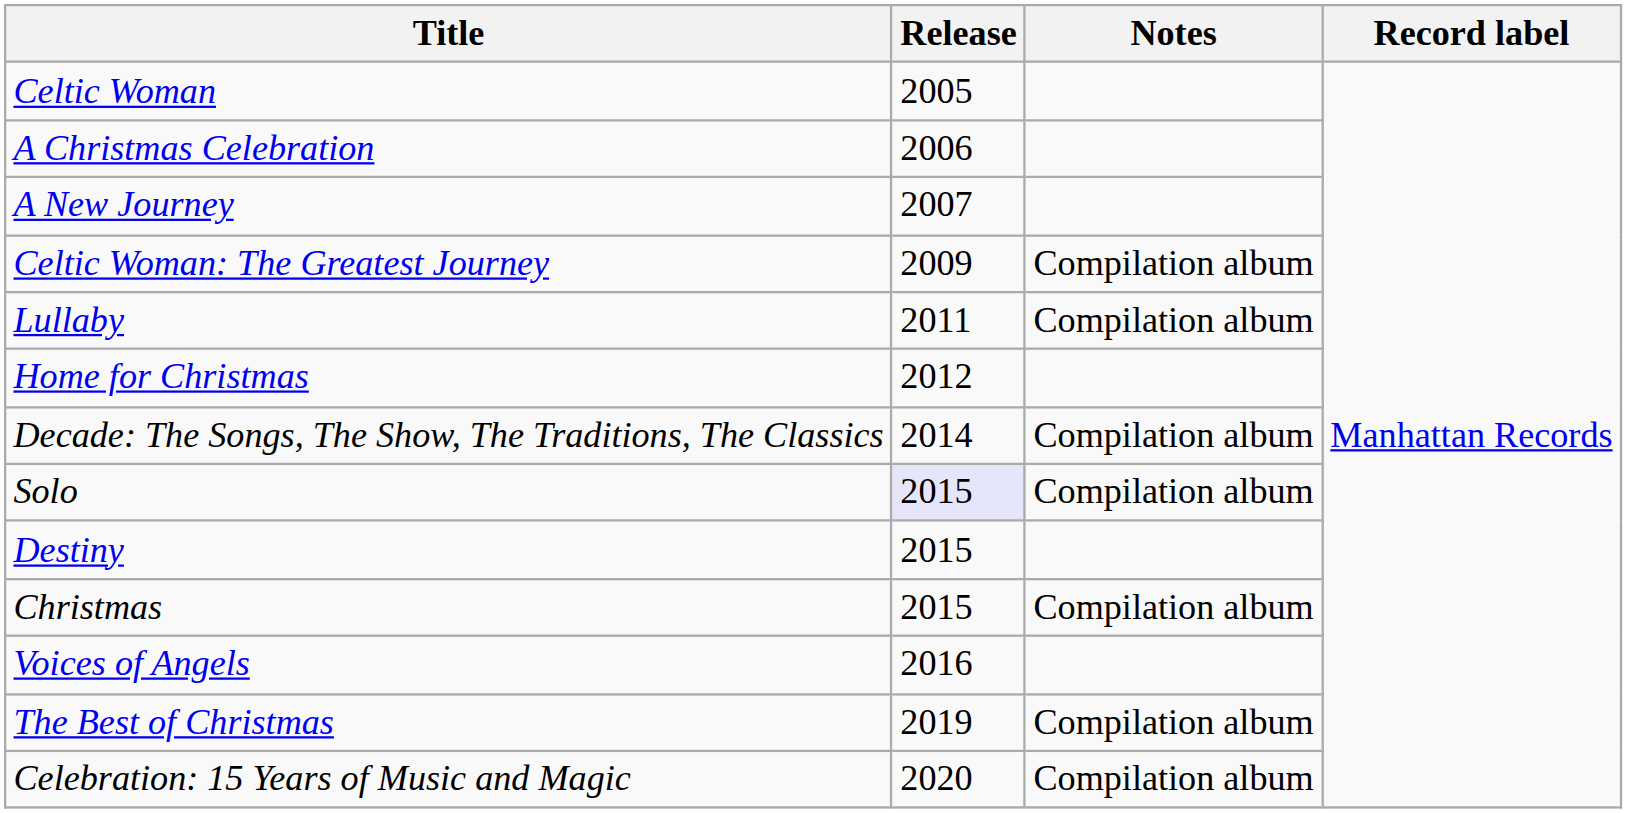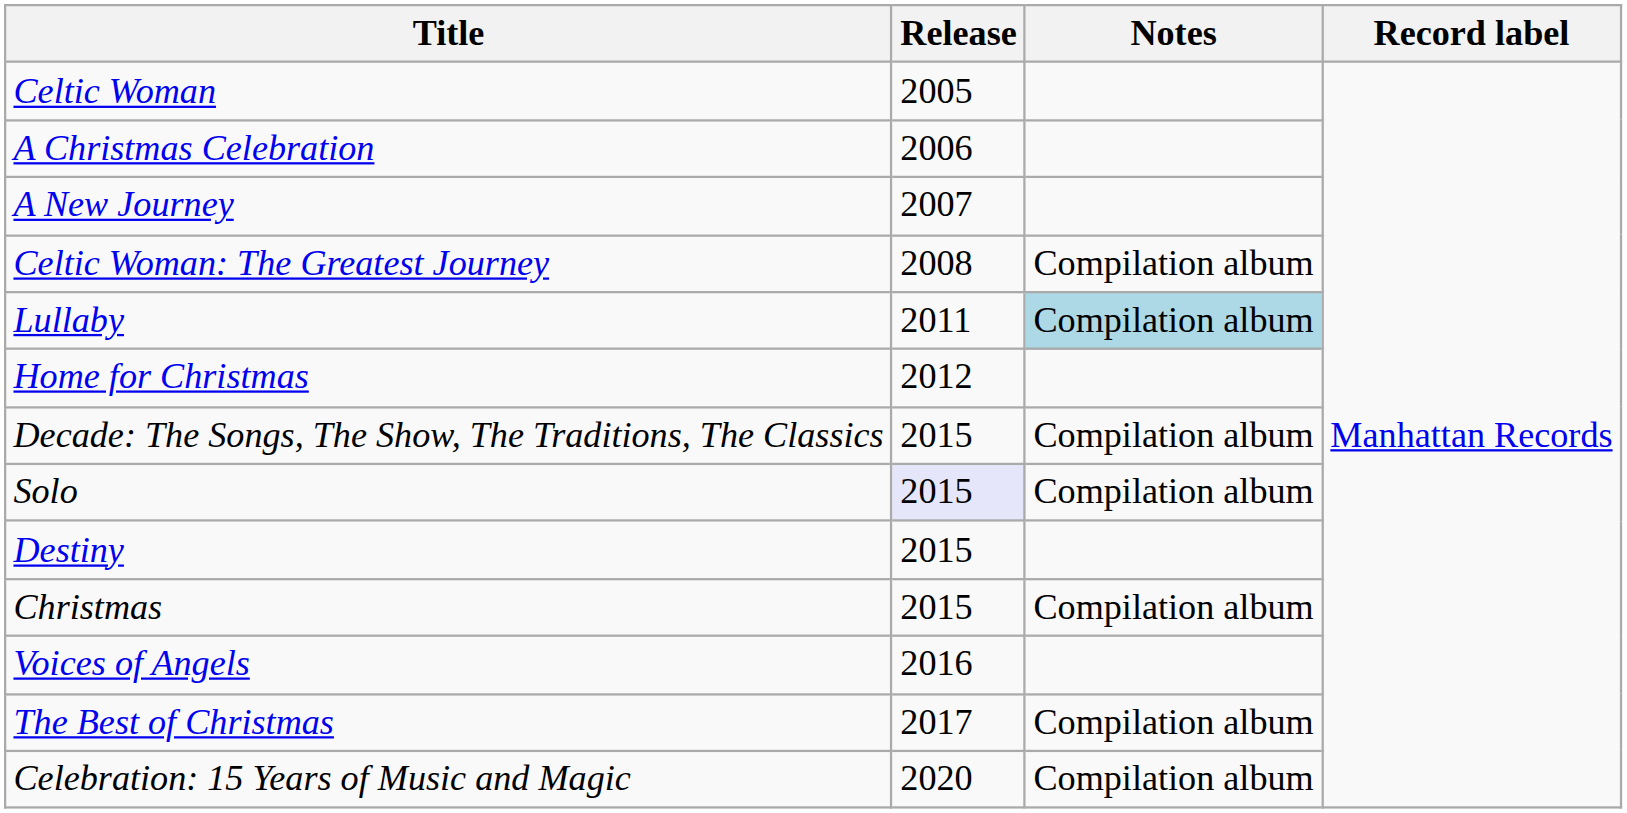(936, 262) 2009 -> (936, 262) 2008
(1174, 319) no background -> (1174, 319) lightblue background
(936, 434) 2014 -> (936, 434) 2015
(936, 721) 2019 -> (936, 721) 2017
